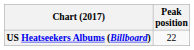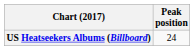(171, 38) 22 -> (171, 38) 24
